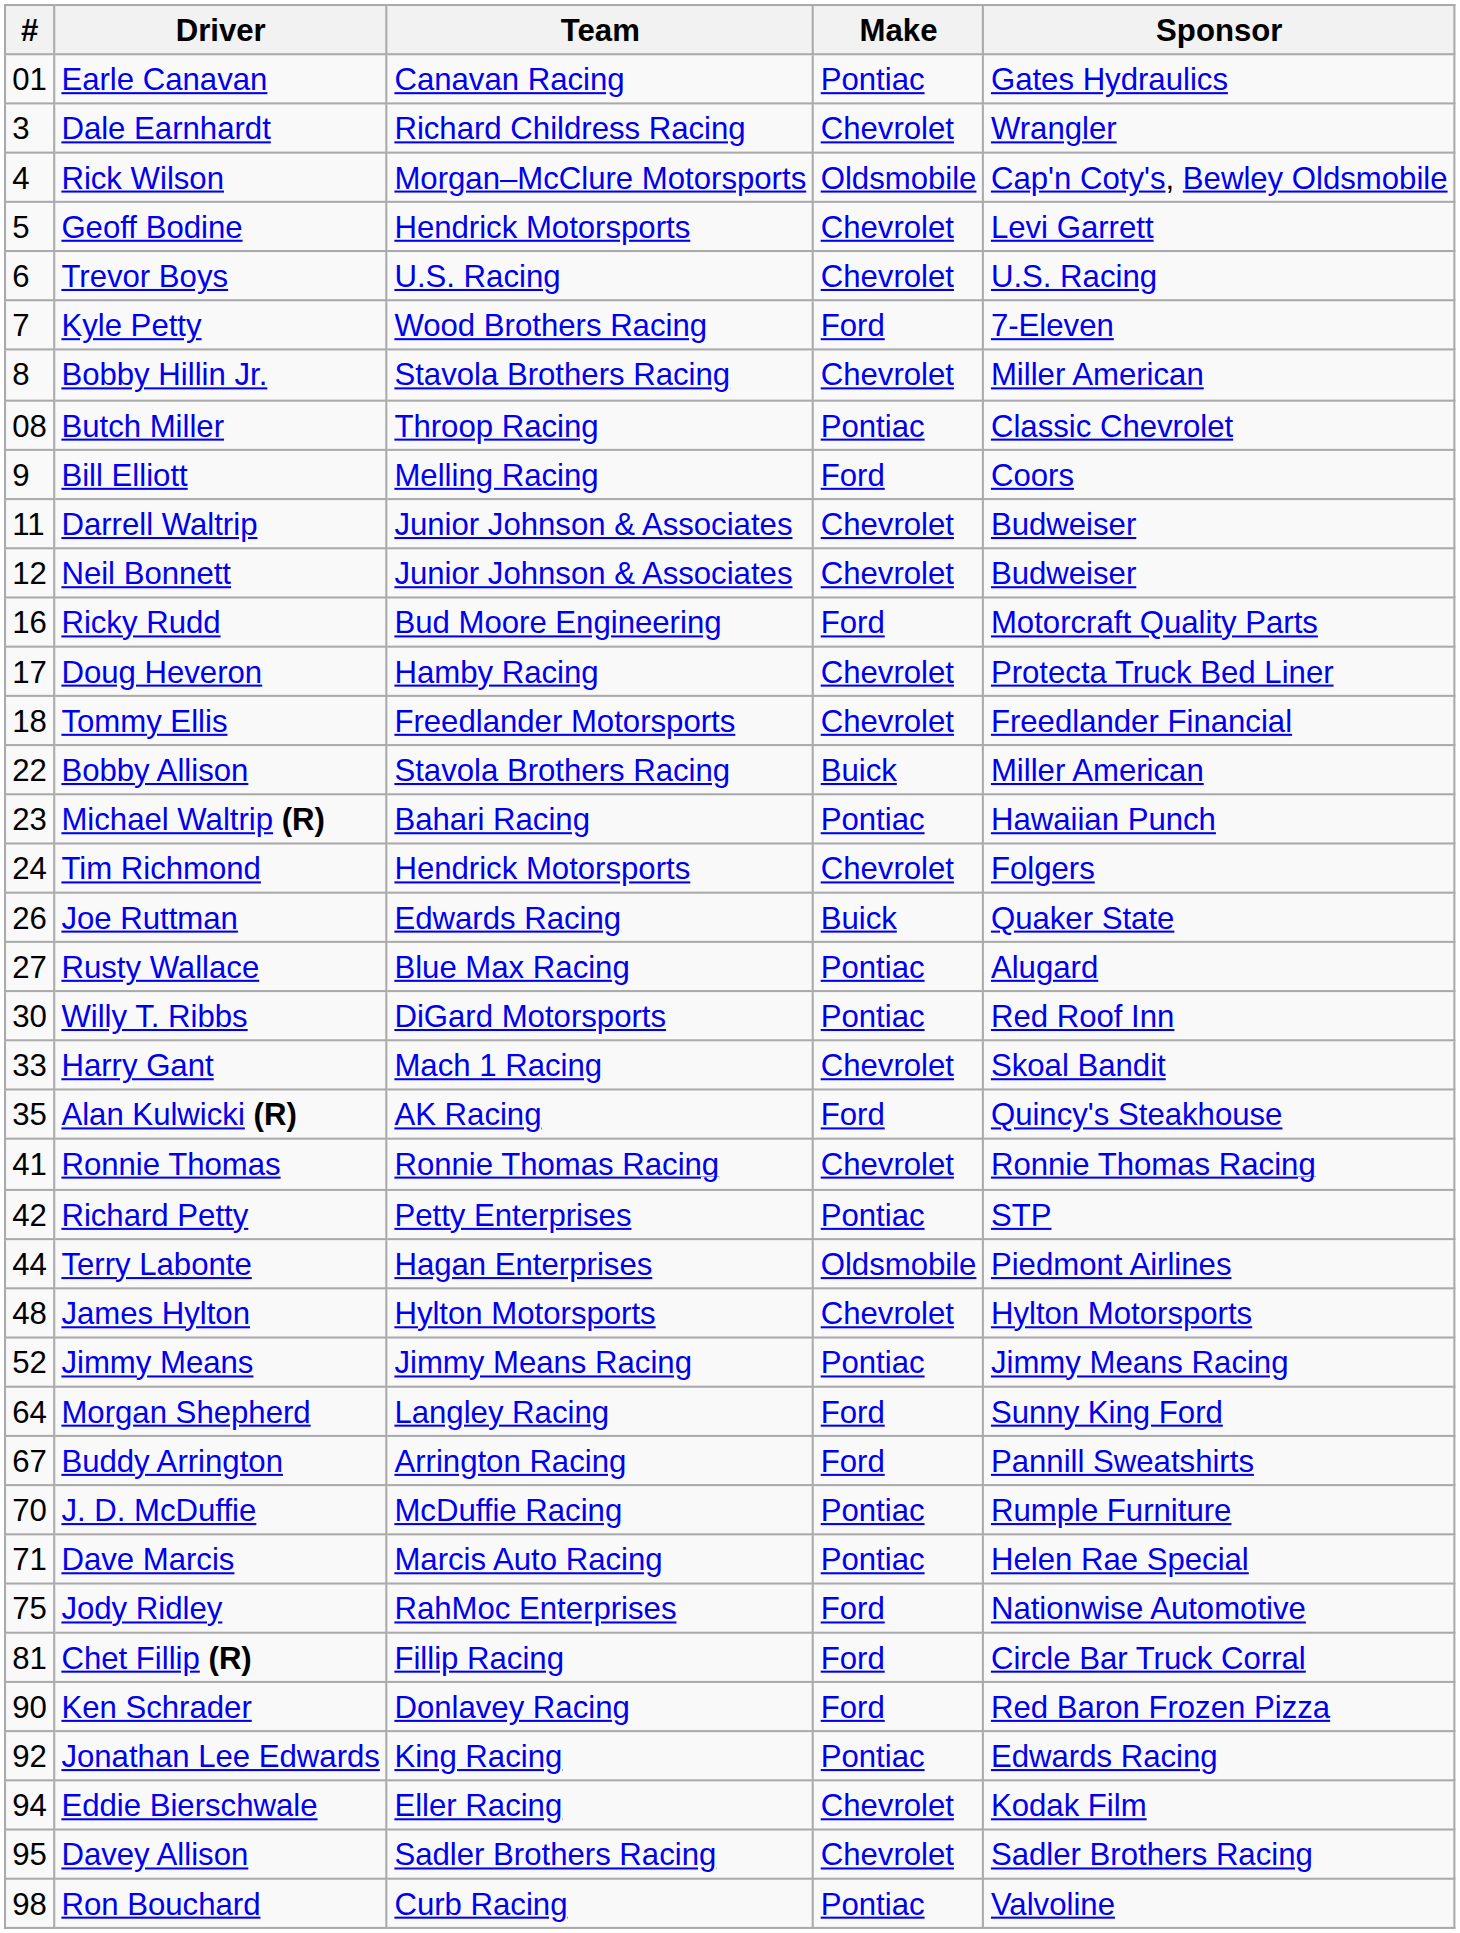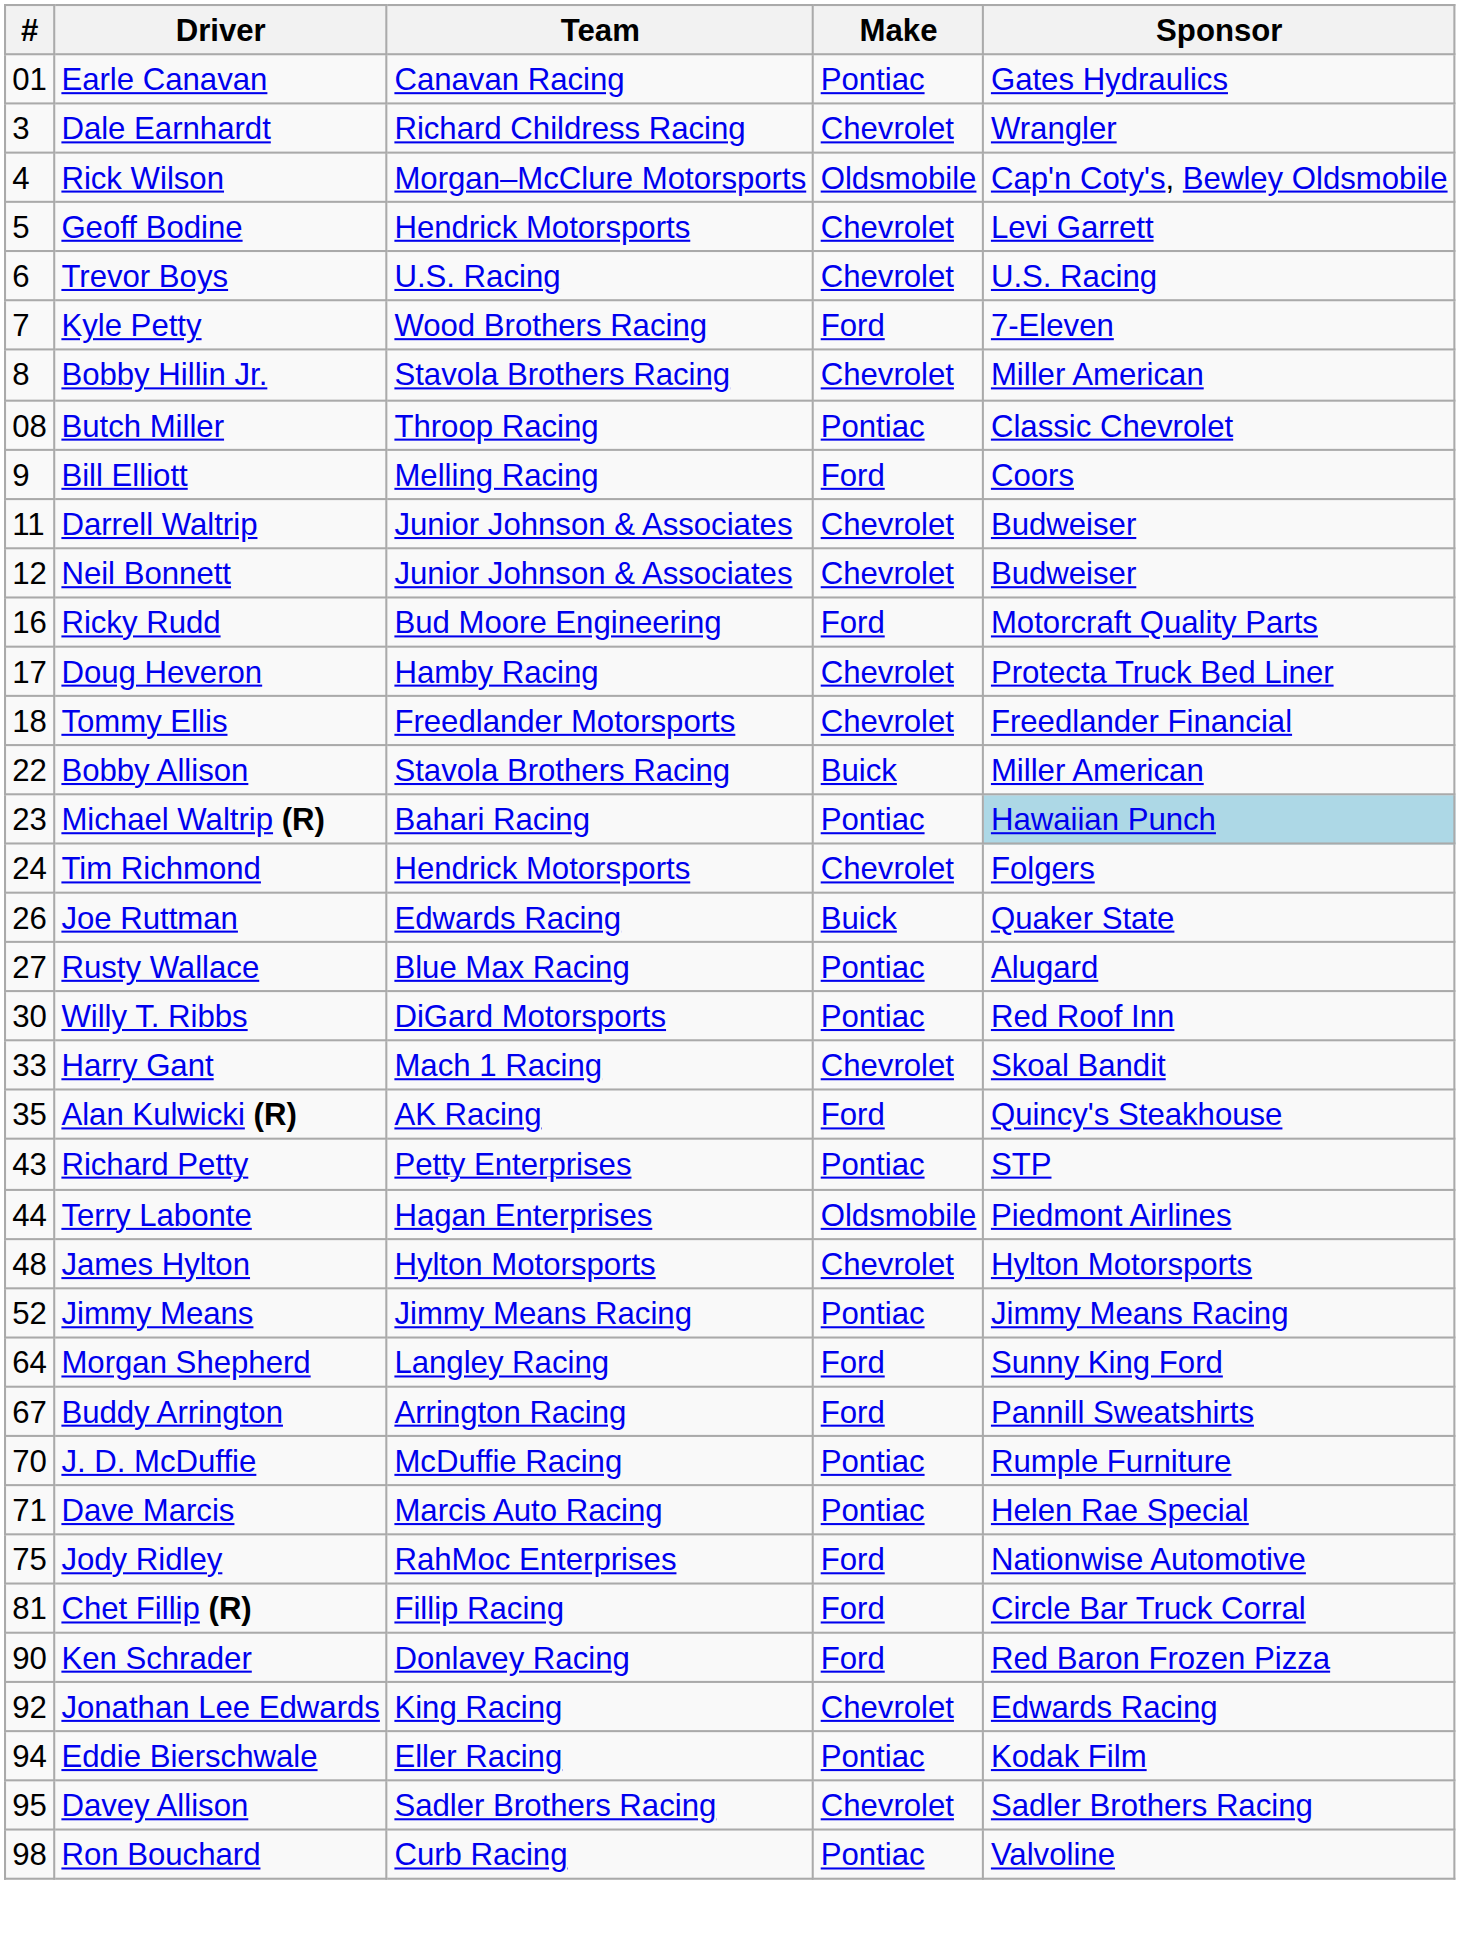(1103, 819) no background -> (1103, 819) lightblue background
- row: (171, 1164)
(30, 1214) 42 -> (30, 1164) 43
(873, 1756) Pontiac -> (887, 1707) Chevrolet
(887, 1806) Chevrolet -> (873, 1756) Pontiac
